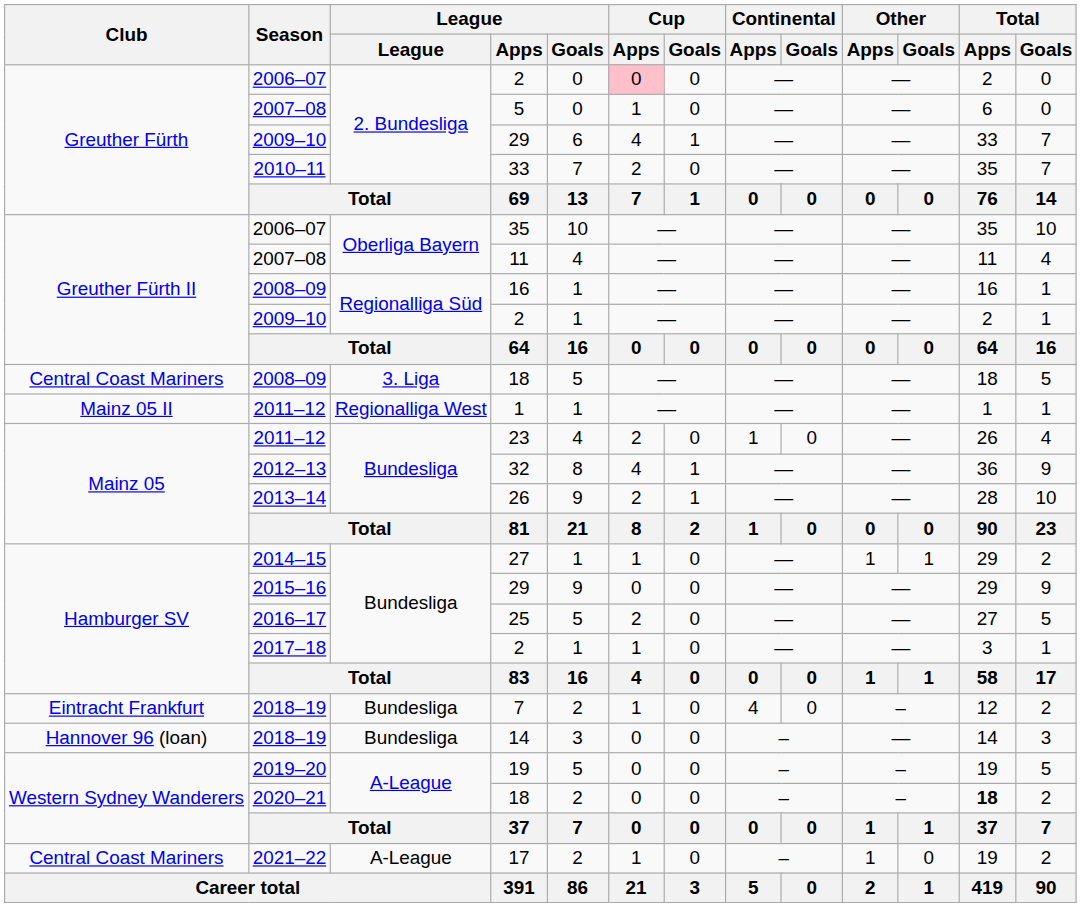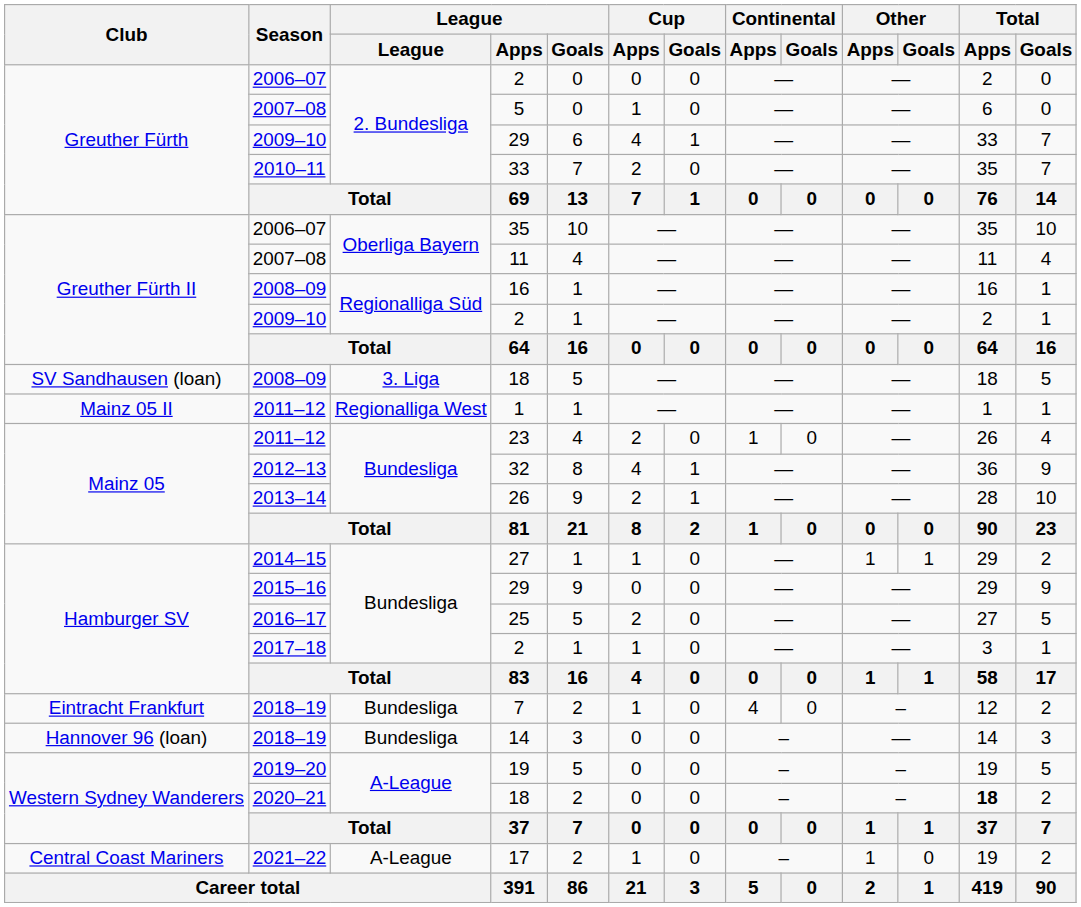(636, 79) pink background -> (636, 79) no background
(126, 378) Central Coast Mariners -> (126, 378) SV Sandhausen (loan)
